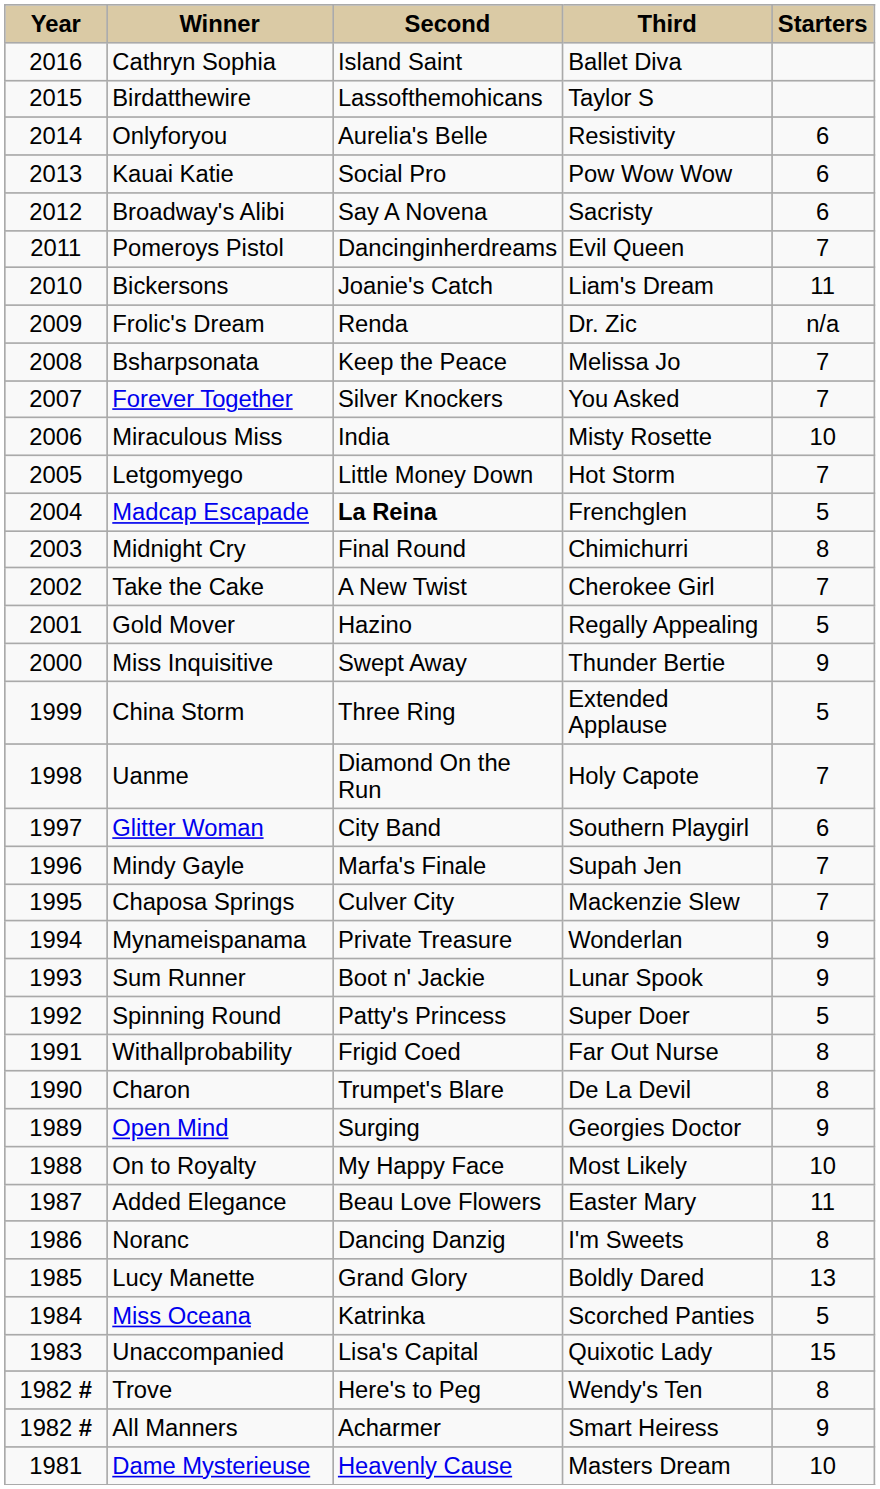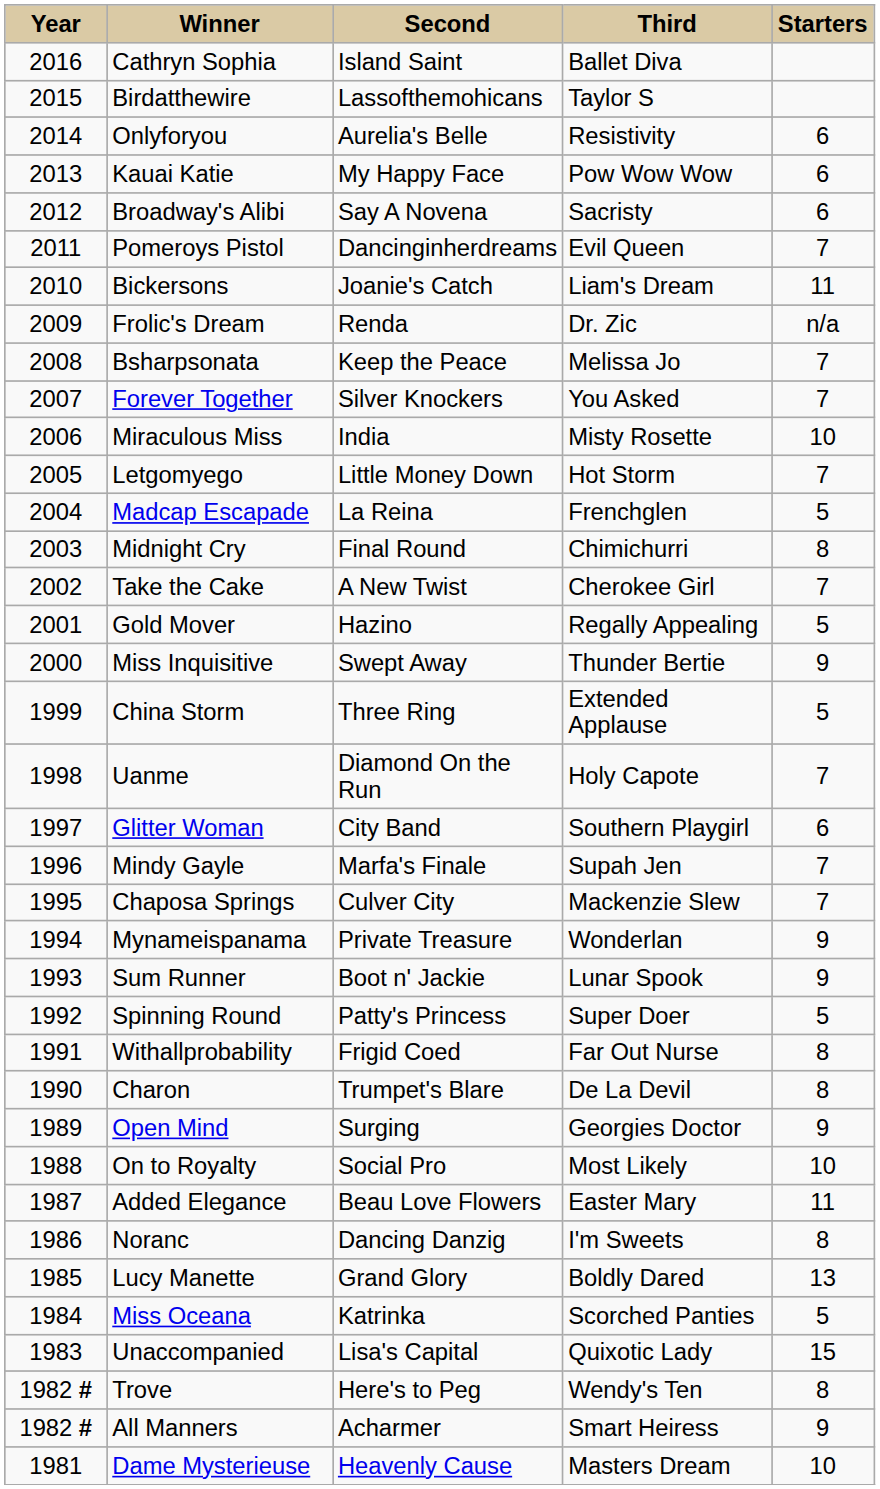(392, 174) Social Pro -> (421, 174) My Happy Face
(387, 512) bold -> (385, 512) normal
(421, 1165) My Happy Face -> (392, 1165) Social Pro
